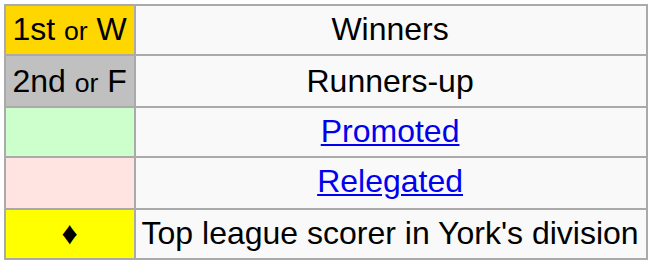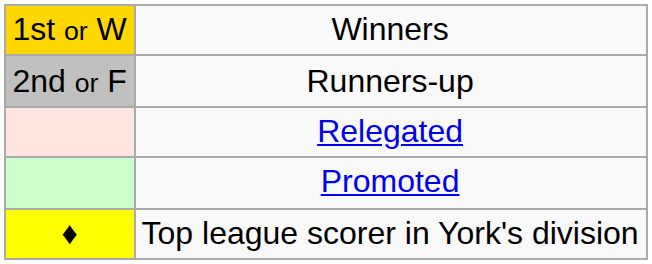rows swapped: (390, 131) <-> (390, 182)
